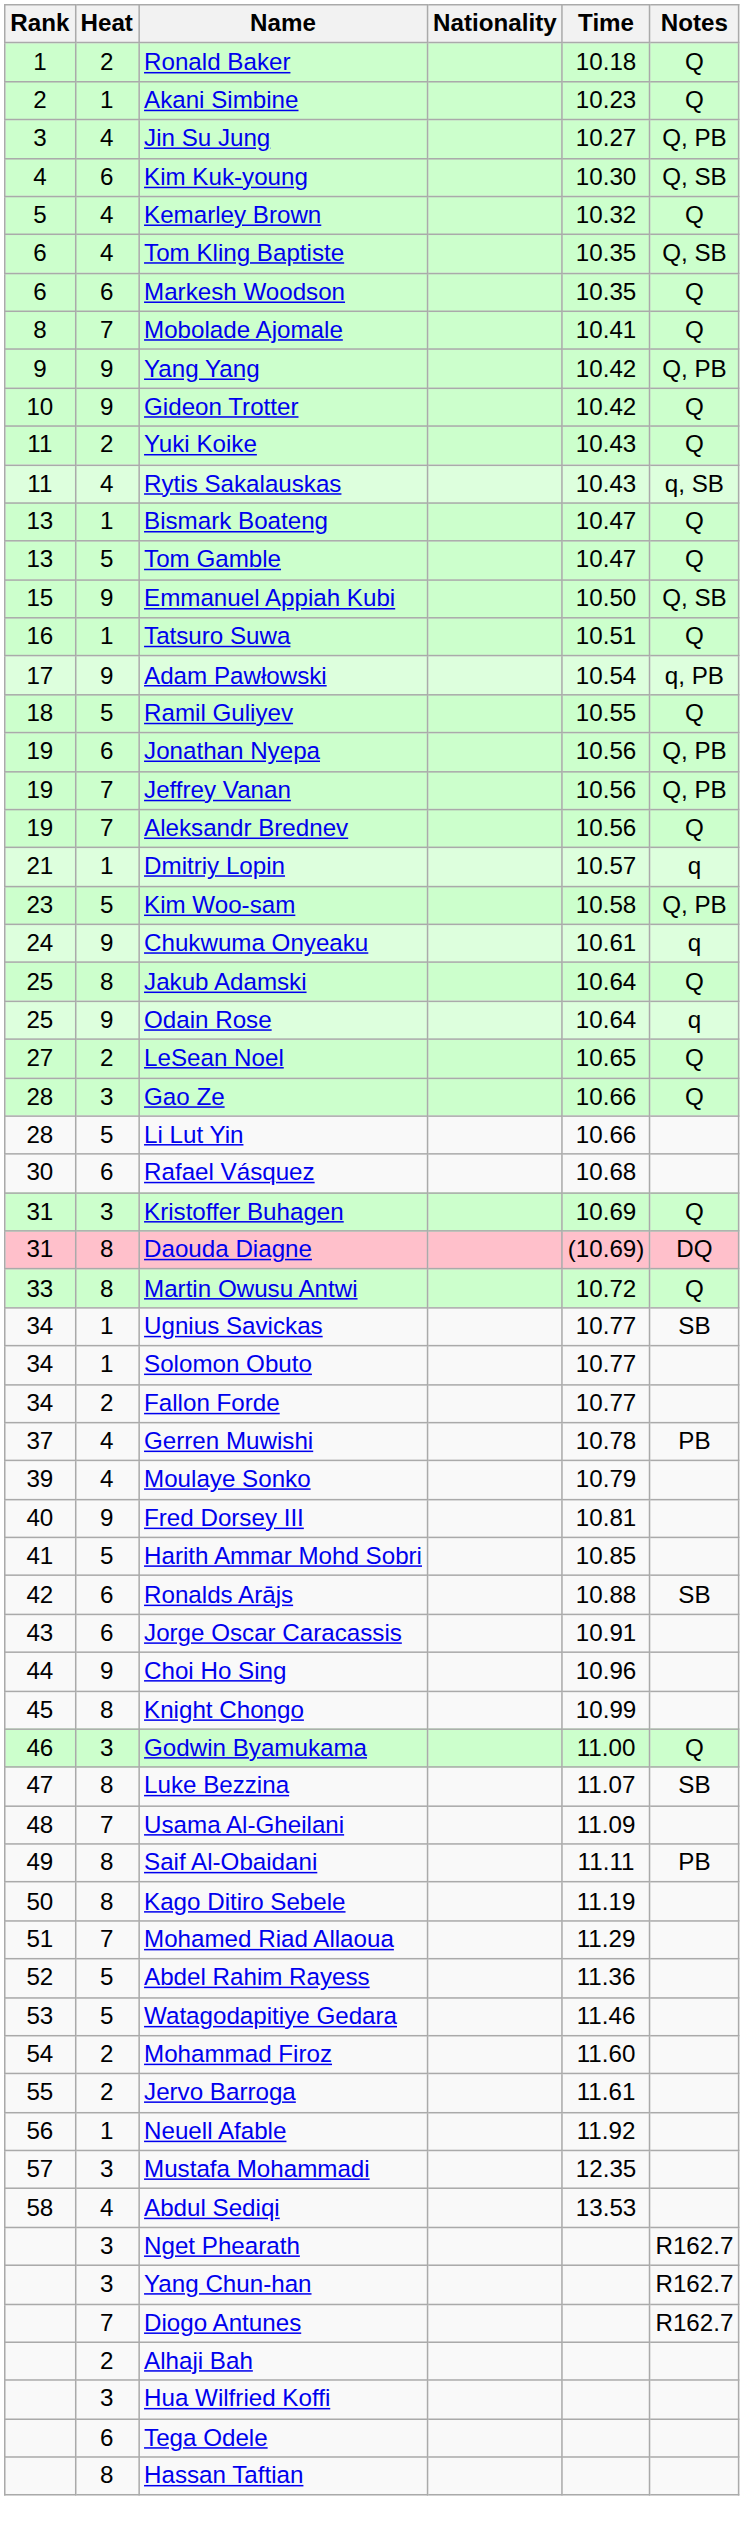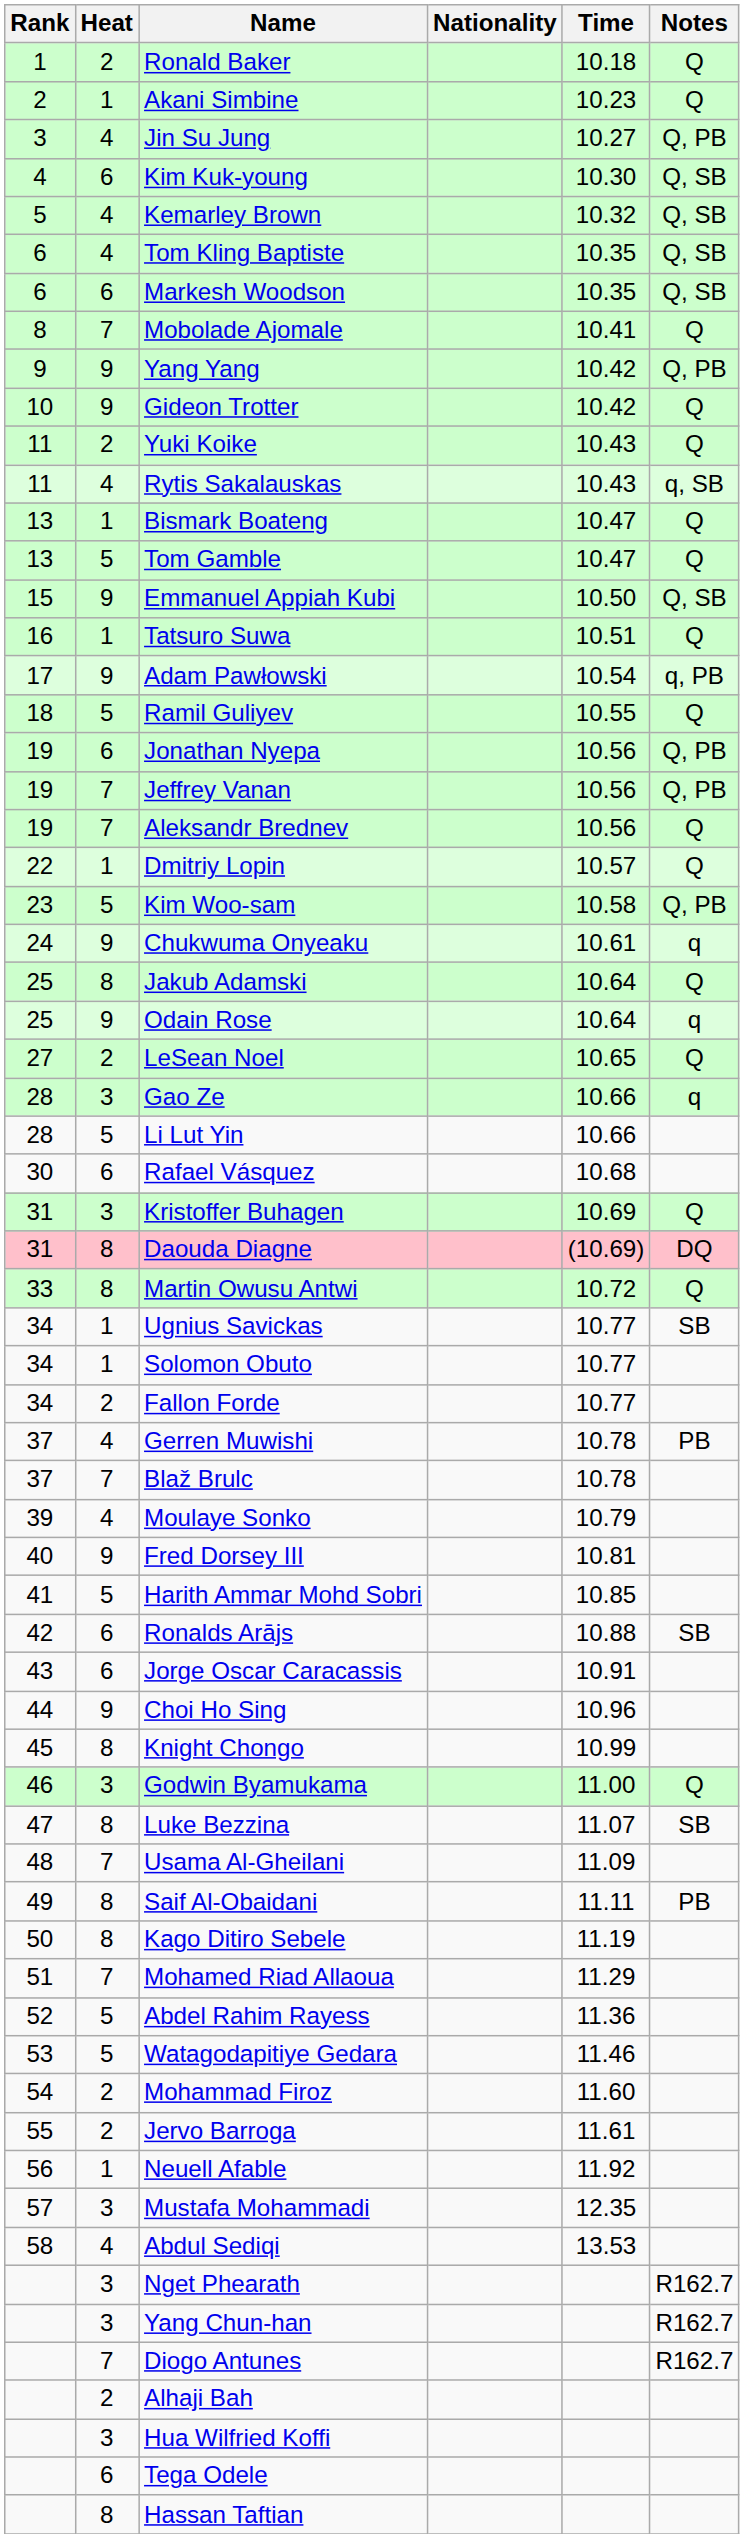(694, 215) Q -> (694, 215) Q, SB
(694, 291) Q -> (694, 291) Q, SB
(40, 866) 21 -> (40, 866) 22
(694, 866) q -> (694, 866) Q
(694, 1096) Q -> (694, 1096) q
+ row: (198, 1479)
